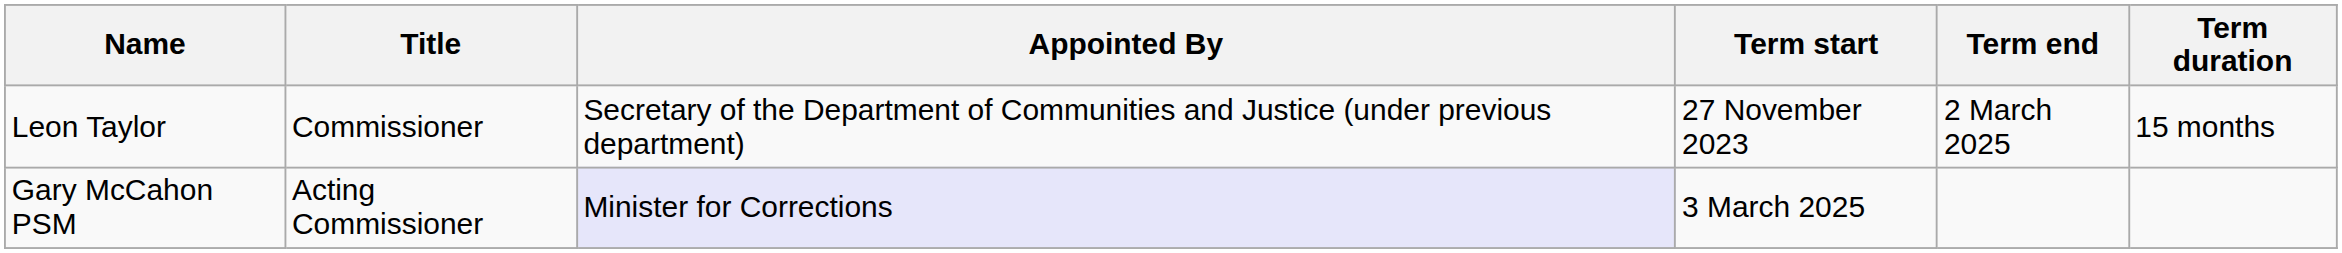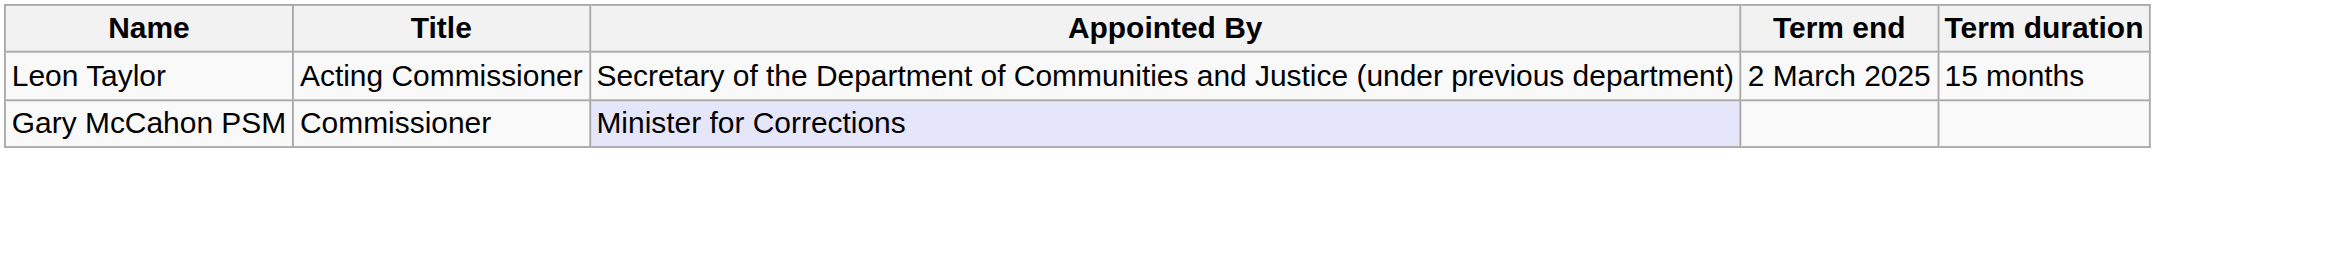- column: (1806, 45)
(388, 126) Commissioner -> (441, 75) Acting Commissioner
(388, 207) Acting Commissioner -> (396, 123) Commissioner
